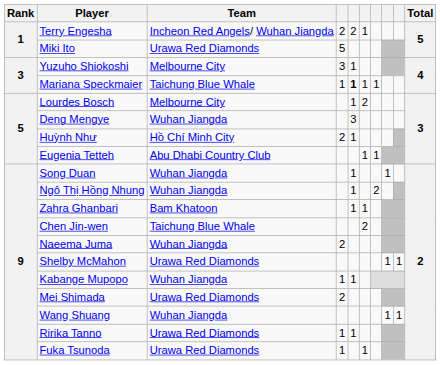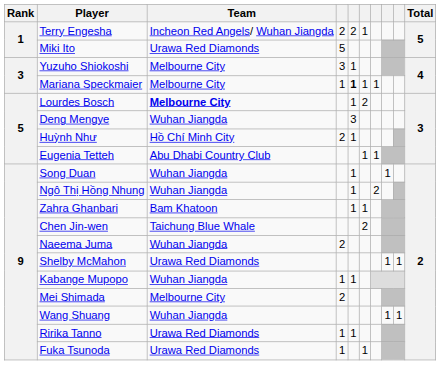(202, 84) Taichung Blue Whale -> (187, 84) Melbourne City
(187, 102) normal -> (190, 102) bold
(204, 297) Urawa Red Diamonds -> (187, 297) Melbourne City
